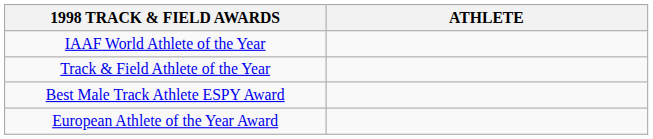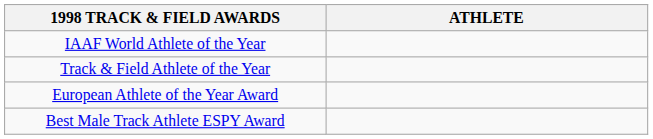rows swapped: (165, 121) <-> (165, 95)
